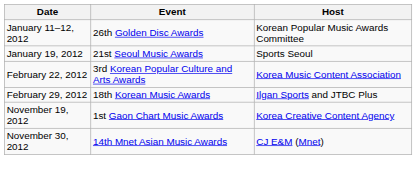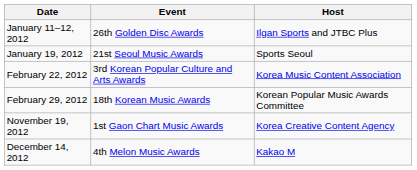(322, 32) Korean Popular Music Awards Committee -> (317, 32) Ilgan Sports and JTBC Plus
(317, 94) Ilgan Sports and JTBC Plus -> (322, 100) Korean Popular Music Awards Committee
- row: (38, 141)
+ row: (38, 152)
